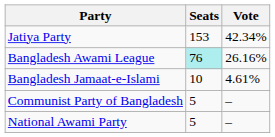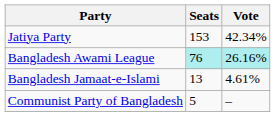(246, 58) no background -> (246, 58) paleturquoise background
(196, 79) 10 -> (196, 79) 13
- row: (67, 122)
